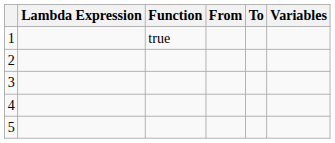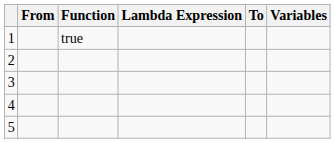columns swapped: (82, 15) <-> (225, 15)
